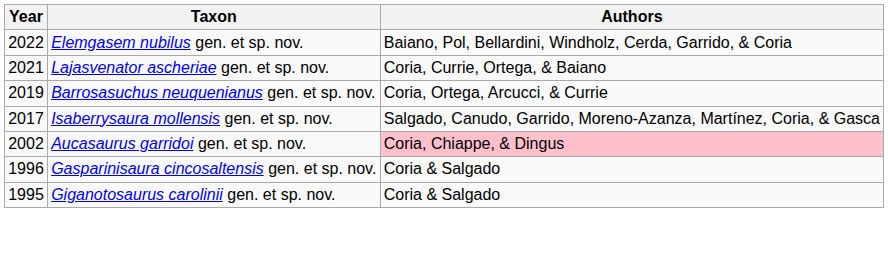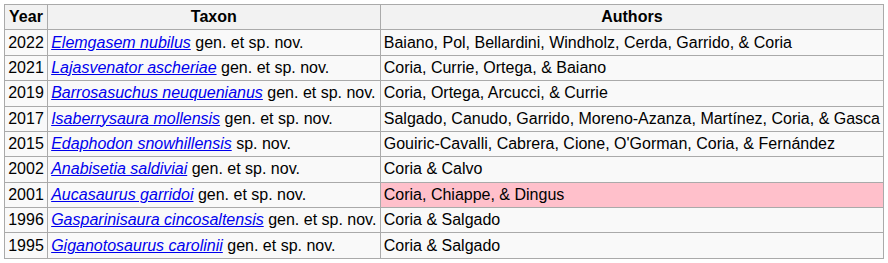+ row: (171, 144)
+ row: (176, 169)
(26, 144) 2002 -> (26, 194) 2001
